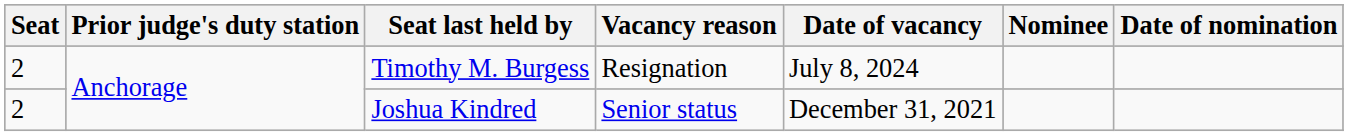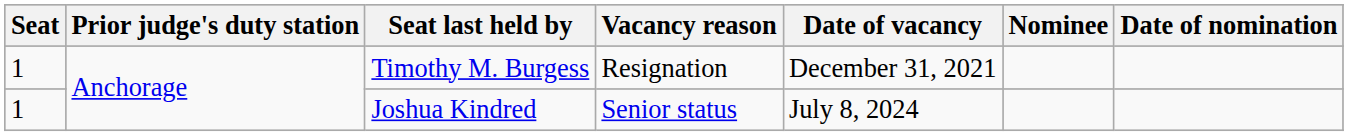(18, 67) 2 -> (18, 67) 1
(854, 67) July 8, 2024 -> (893, 67) December 31, 2021
(18, 109) 2 -> (18, 109) 1
(893, 109) December 31, 2021 -> (854, 109) July 8, 2024
